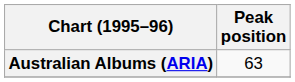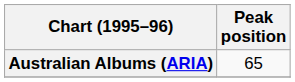(254, 63) 63 -> (254, 63) 65
